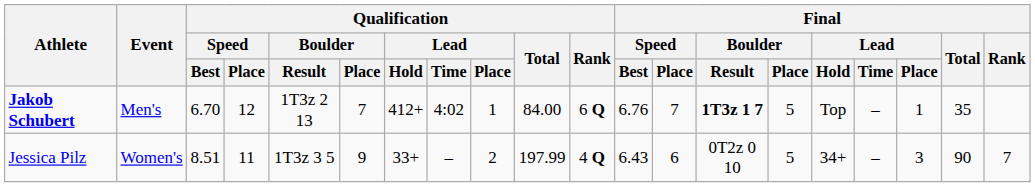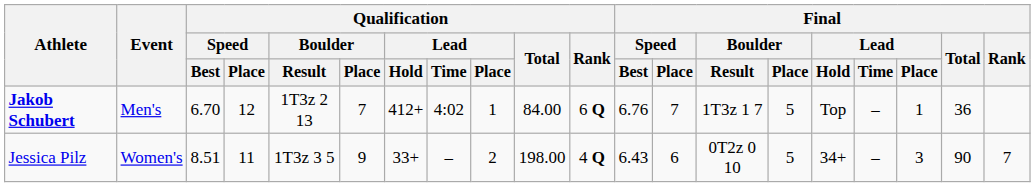(732, 109) bold -> (732, 109) normal
(963, 109) 35 -> (963, 109) 36
(542, 158) 197.99 -> (542, 158) 198.00
